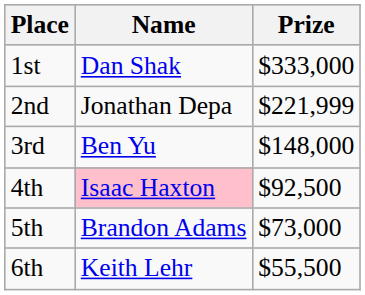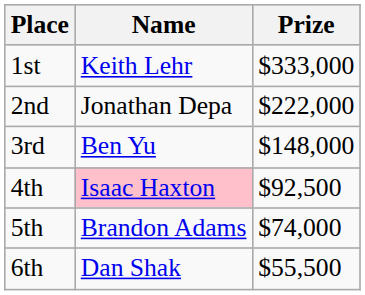(131, 65) Dan Shak -> (137, 65) Keith Lehr
(306, 106) $221,999 -> (306, 106) $222,000
(300, 227) $73,000 -> (300, 227) $74,000
(137, 268) Keith Lehr -> (131, 268) Dan Shak
